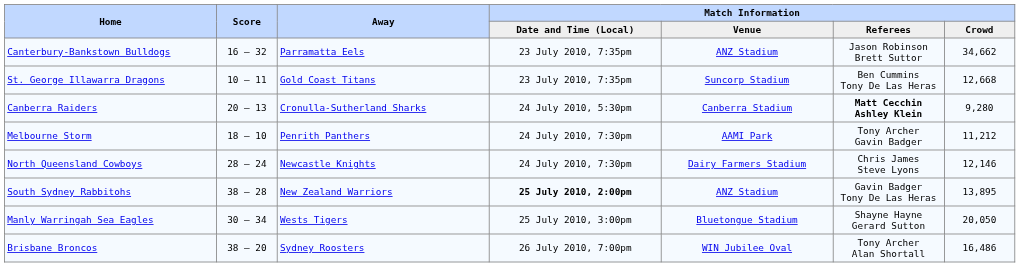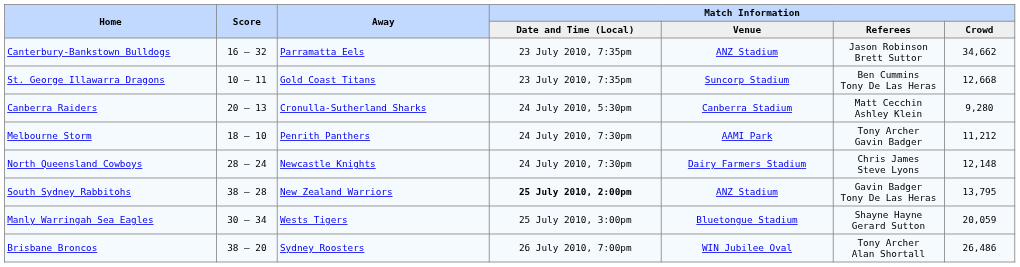(888, 108) bold -> (888, 108) normal
(979, 164) 12,146 -> (979, 164) 12,148
(979, 192) 13,895 -> (979, 192) 13,795
(979, 220) 20,050 -> (979, 220) 20,059
(979, 248) 16,486 -> (979, 248) 26,486
